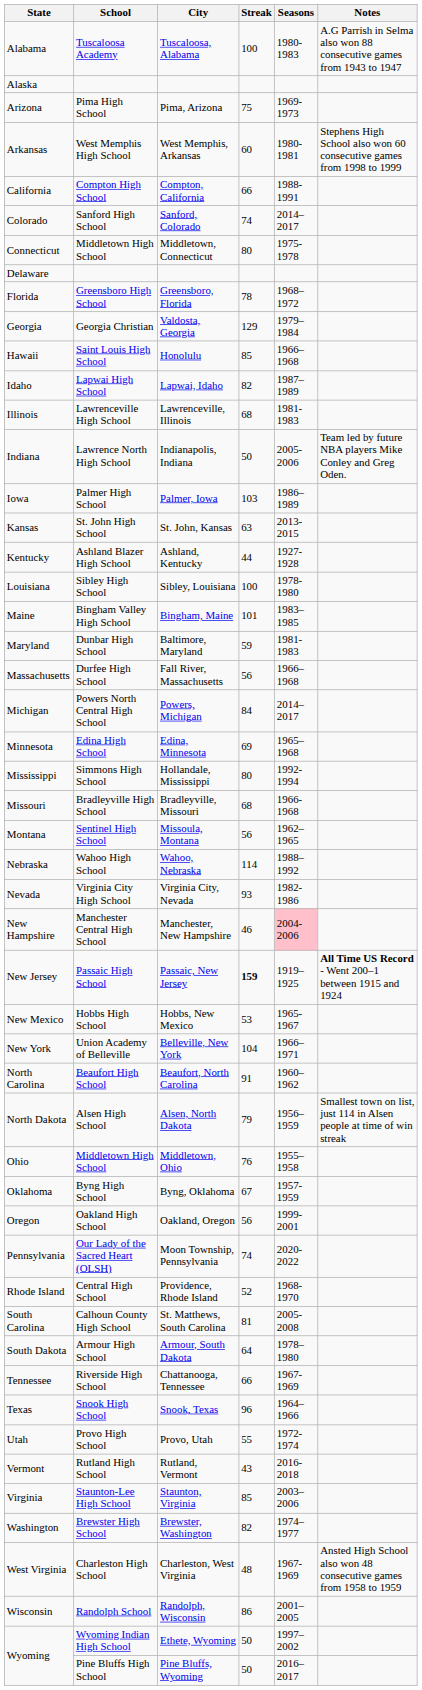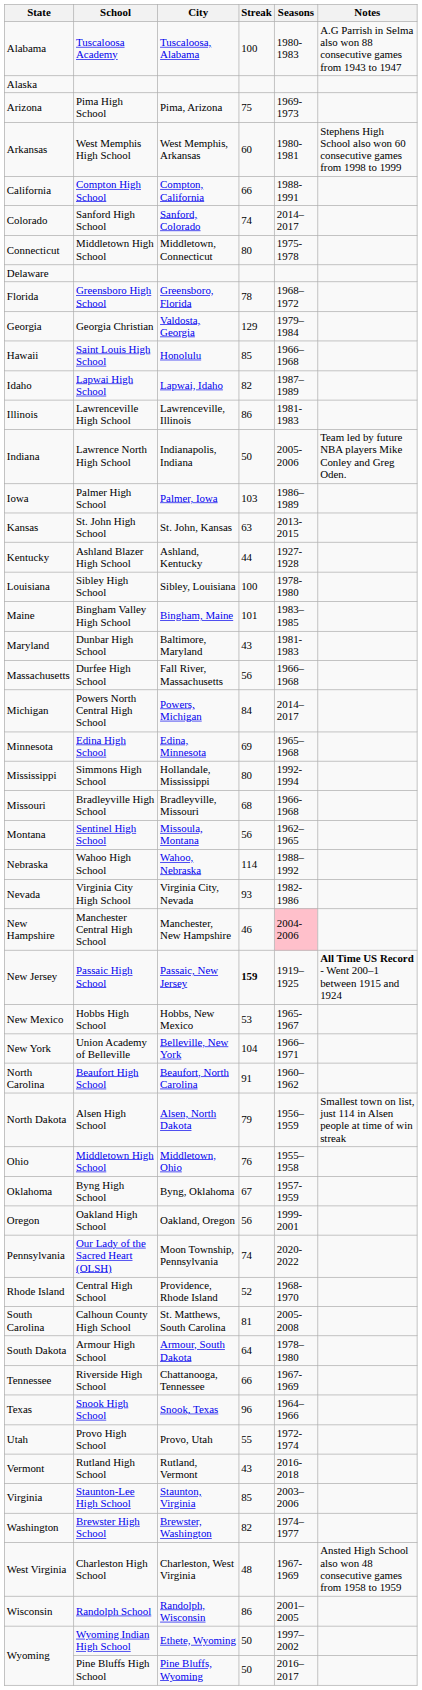(247, 414) 68 -> (247, 414) 86
(247, 645) 59 -> (247, 645) 43
